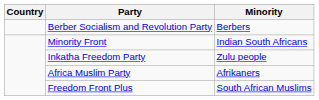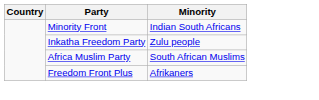- row: (130, 27)
(238, 73) Afrikaners -> (197, 57) South African Muslims
(264, 88) South African Muslims -> (171, 73) Afrikaners
